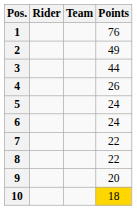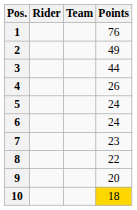(114, 141) 22 -> (114, 141) 23
